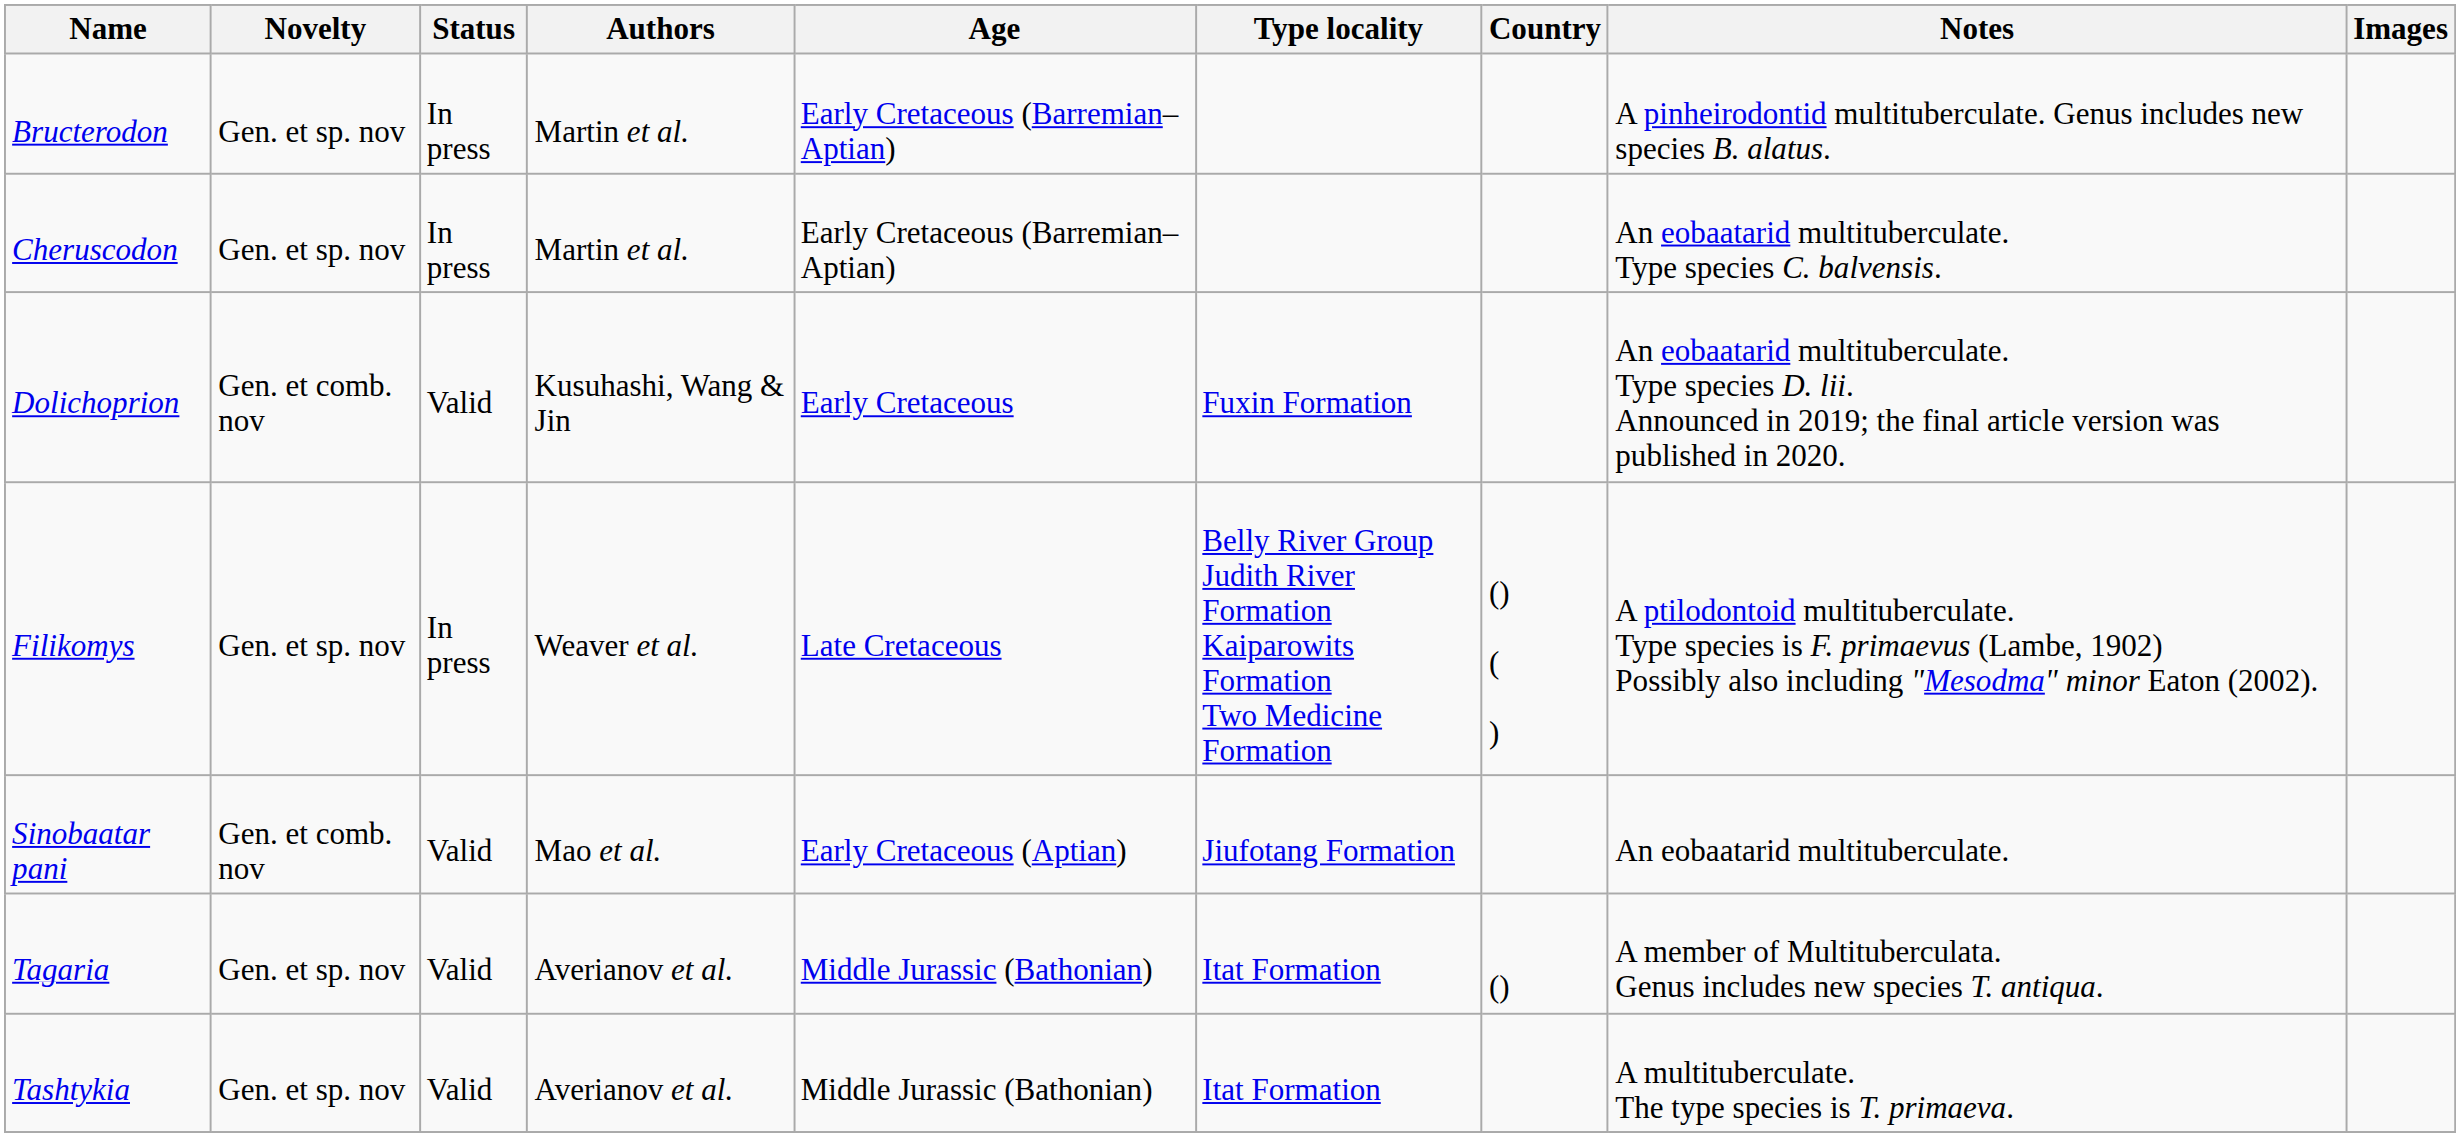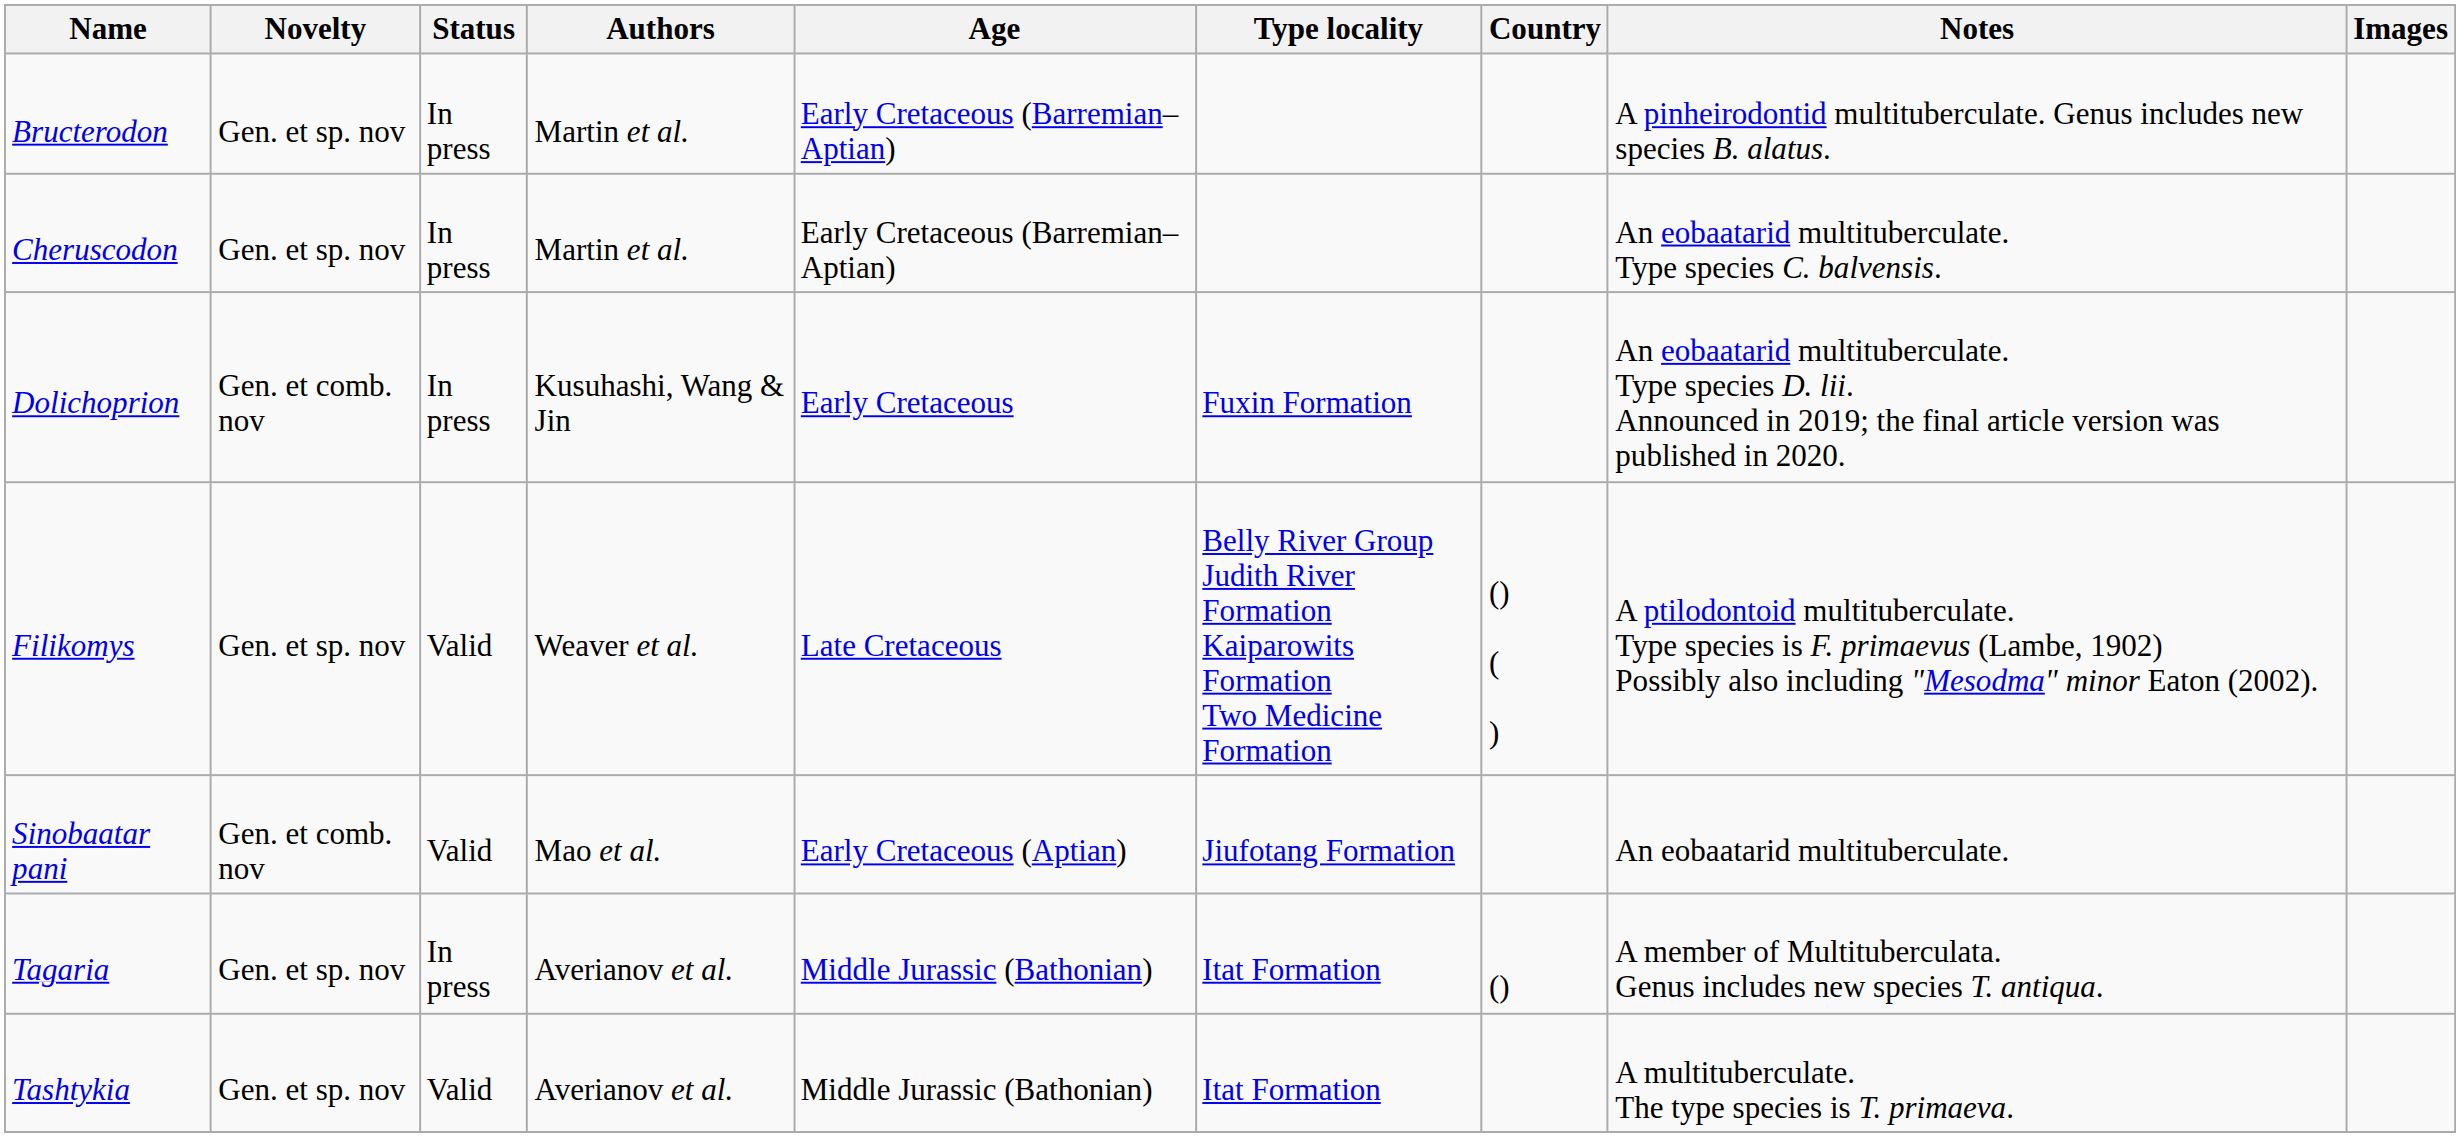(460, 403) Valid -> (459, 403) In press
(459, 645) In press -> (460, 645) Valid
(460, 970) Valid -> (459, 970) In press
